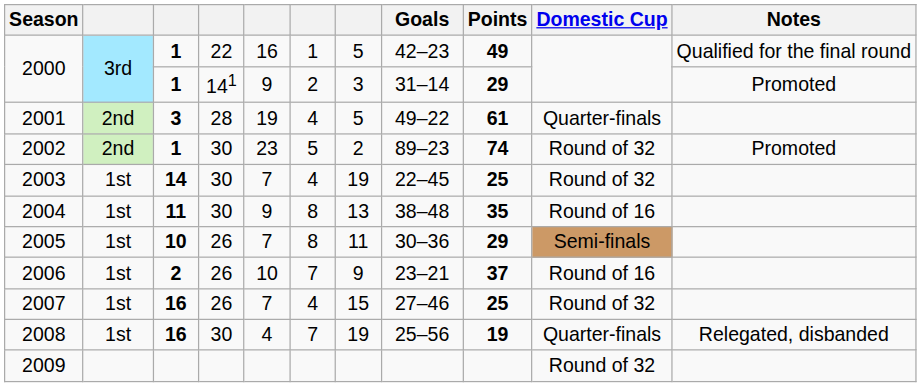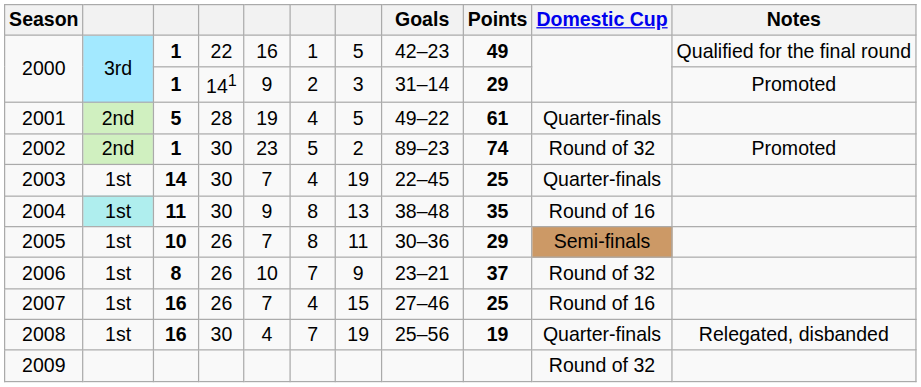(176, 118) 3 -> (176, 118) 5
(602, 180) Round of 32 -> (602, 180) Quarter-finals
(118, 211) no background -> (118, 211) paleturquoise background
(176, 272) 2 -> (176, 272) 8
(602, 272) Round of 16 -> (602, 272) Round of 32
(602, 303) Round of 32 -> (602, 303) Round of 16
